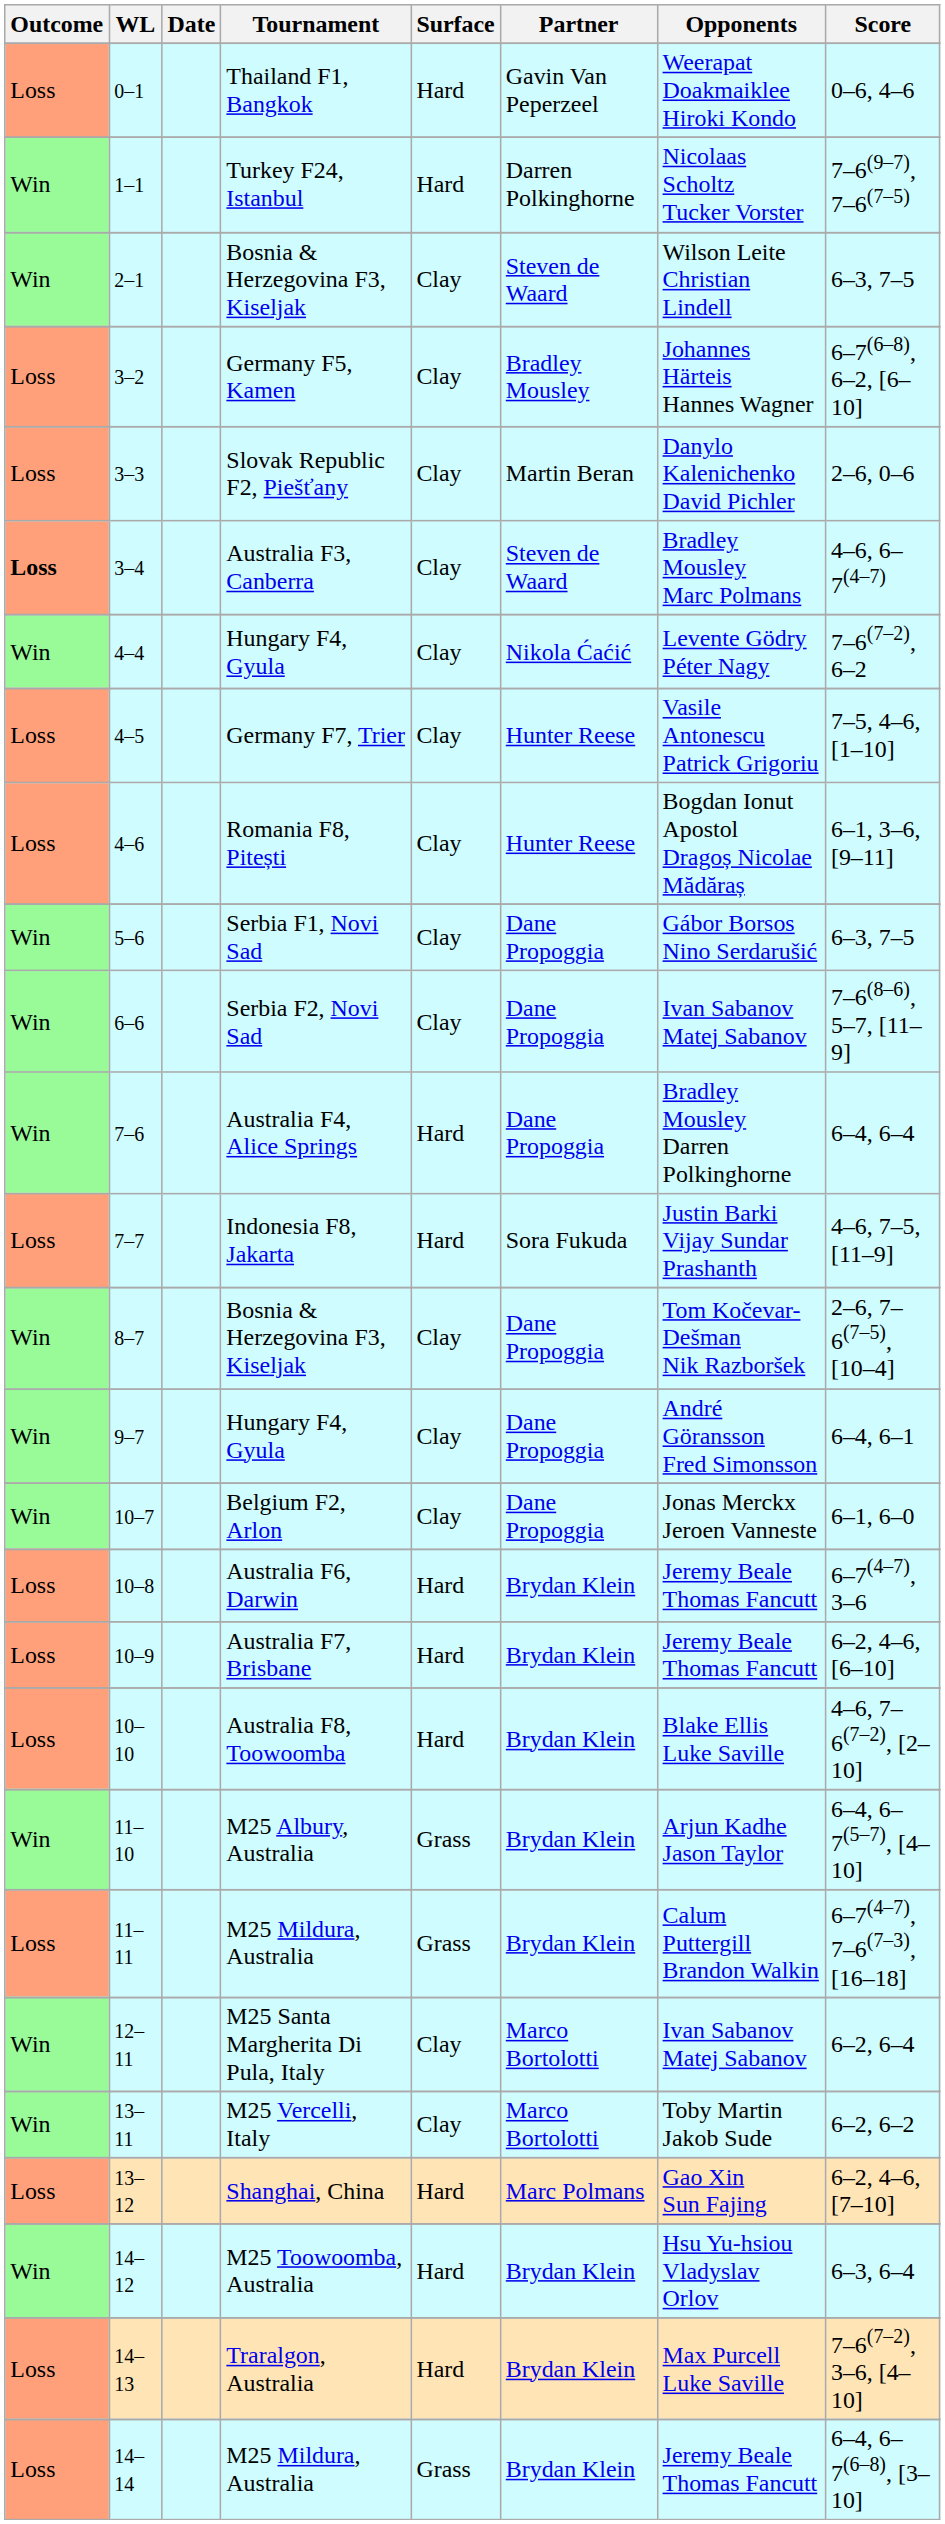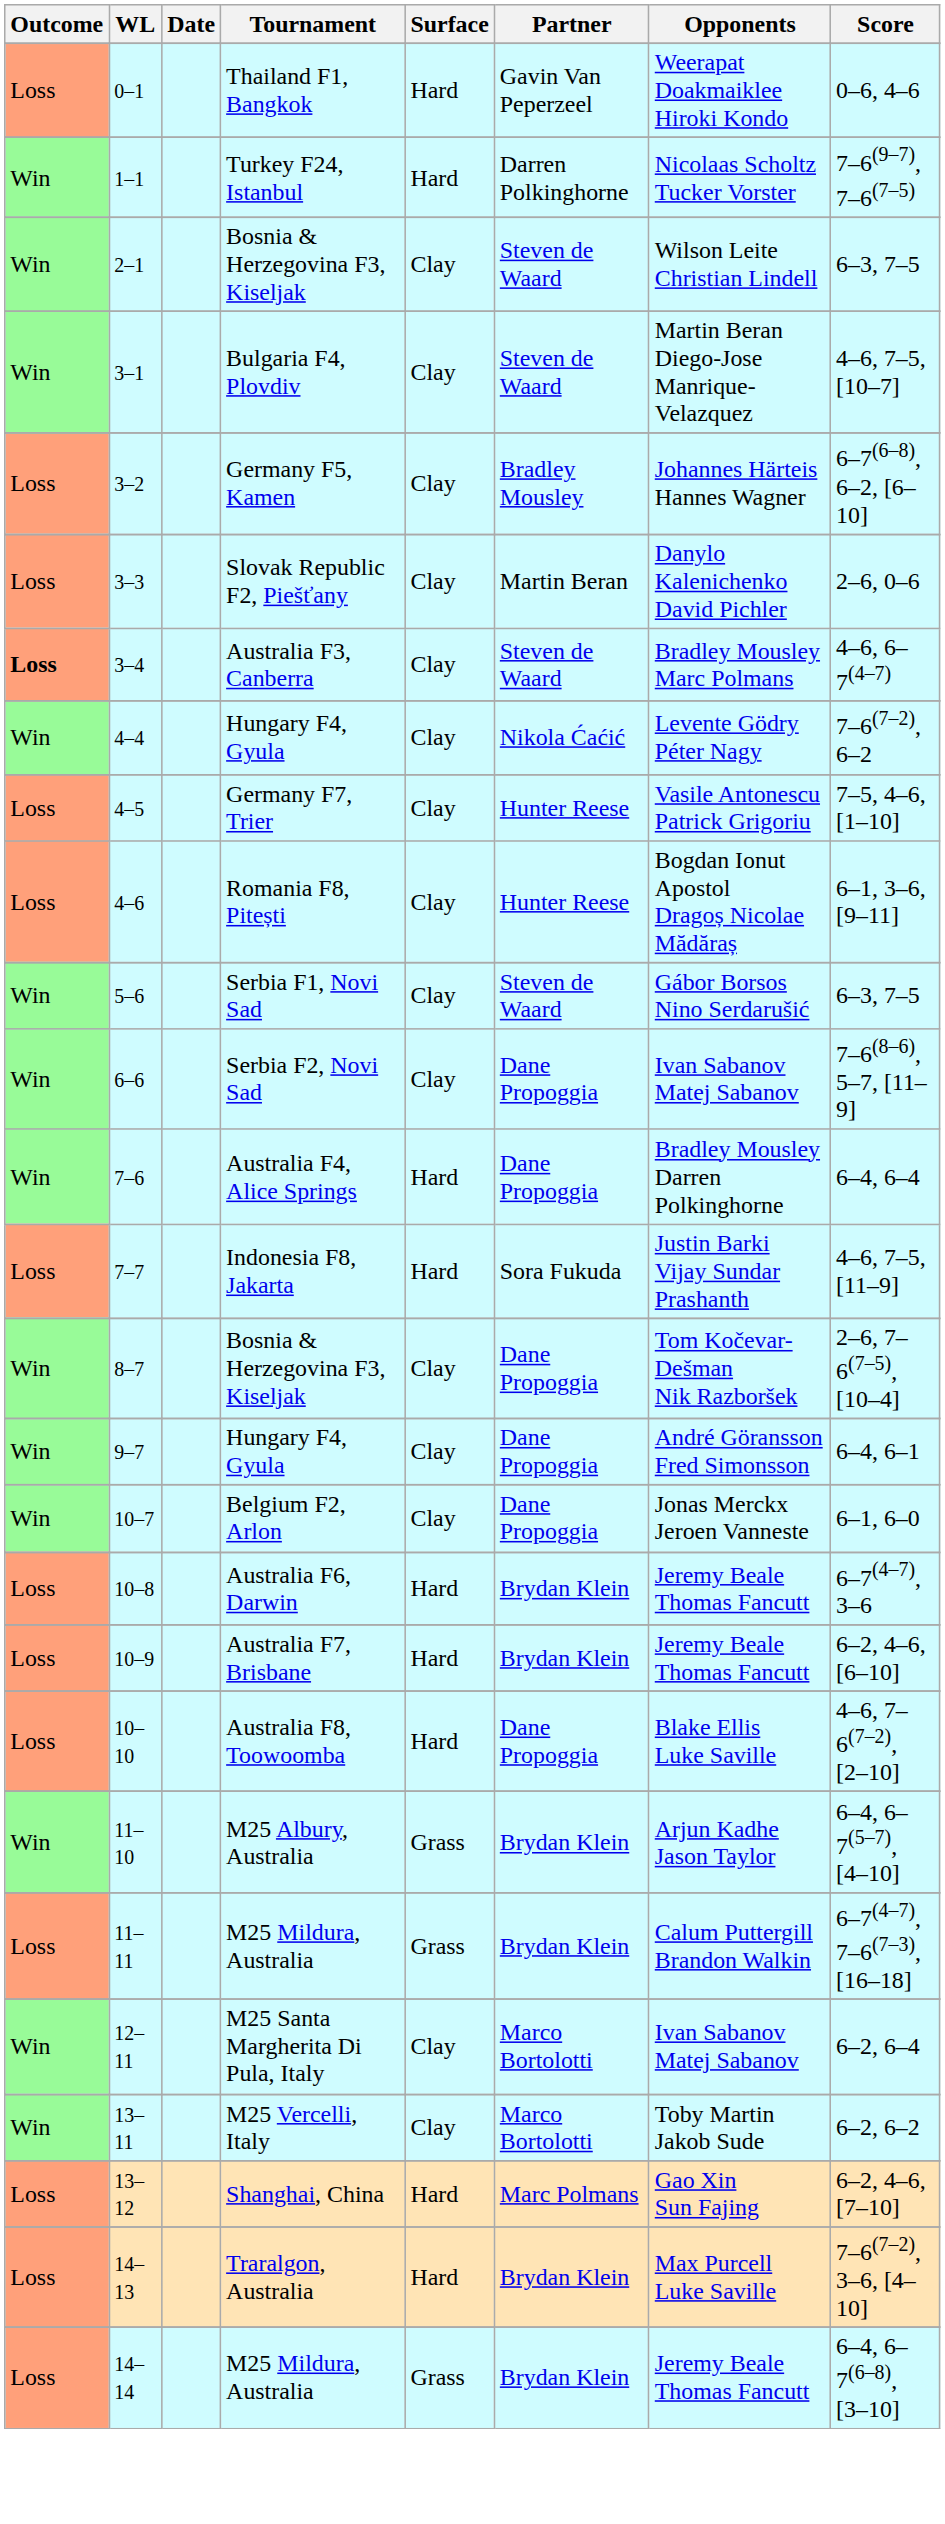+ row: (129, 373)
(555, 936) Dane Propoggia -> (547, 995) Steven de Waard
(571, 1738) Brydan Klein -> (549, 1740) Dane Propoggia
- row: (129, 2272)
